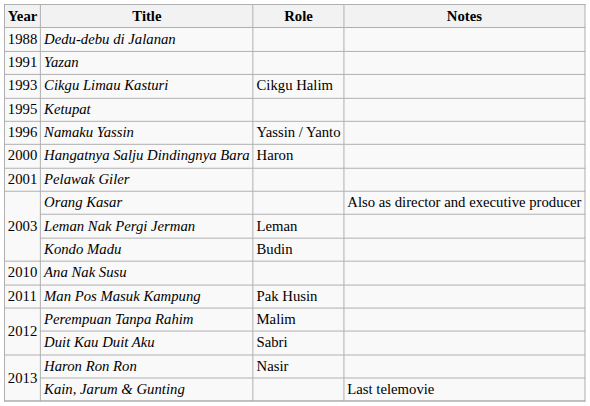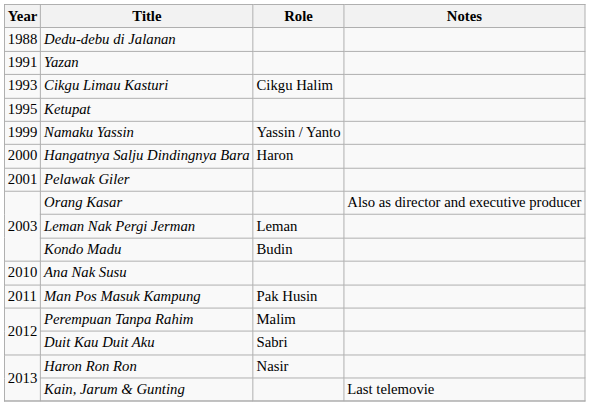(23, 132) 1996 -> (23, 132) 1999
